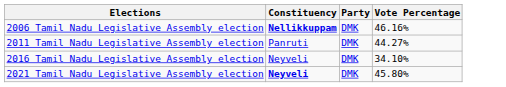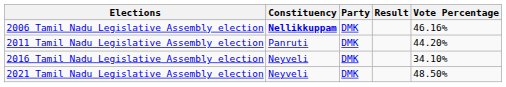+ column: (392, 12)
(392, 43) 44.27% -> (430, 43) 44.20%
(288, 74) bold -> (288, 74) normal
(392, 74) 45.80% -> (430, 74) 48.50%
